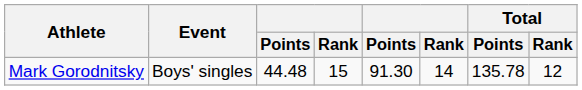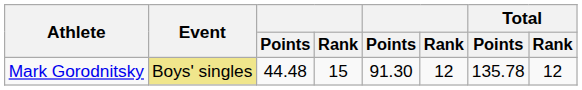(202, 72) no background -> (202, 72) khaki background
(444, 72) 14 -> (444, 72) 12
